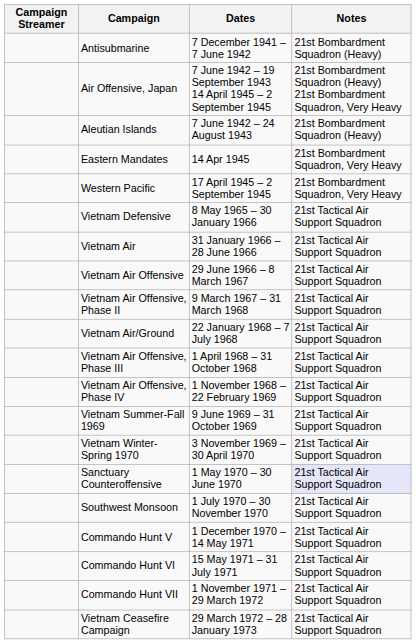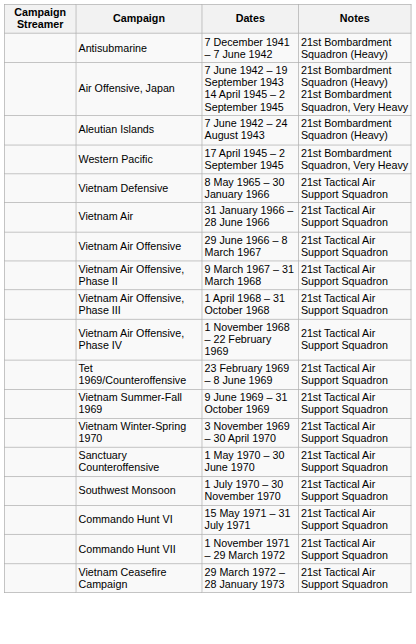- row: (124, 159)
- row: (128, 333)
+ row: (132, 374)
(338, 479) lavender background -> (344, 462) no background
- row: (126, 537)
